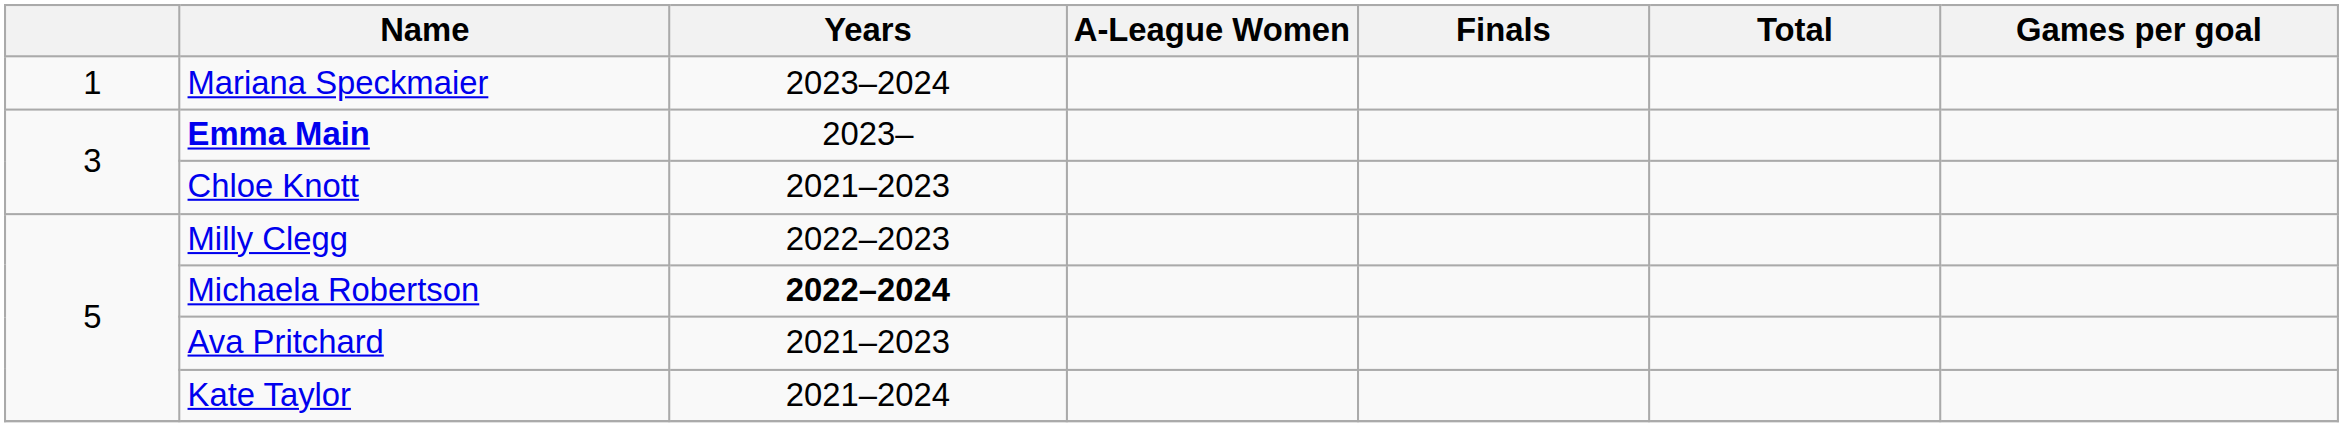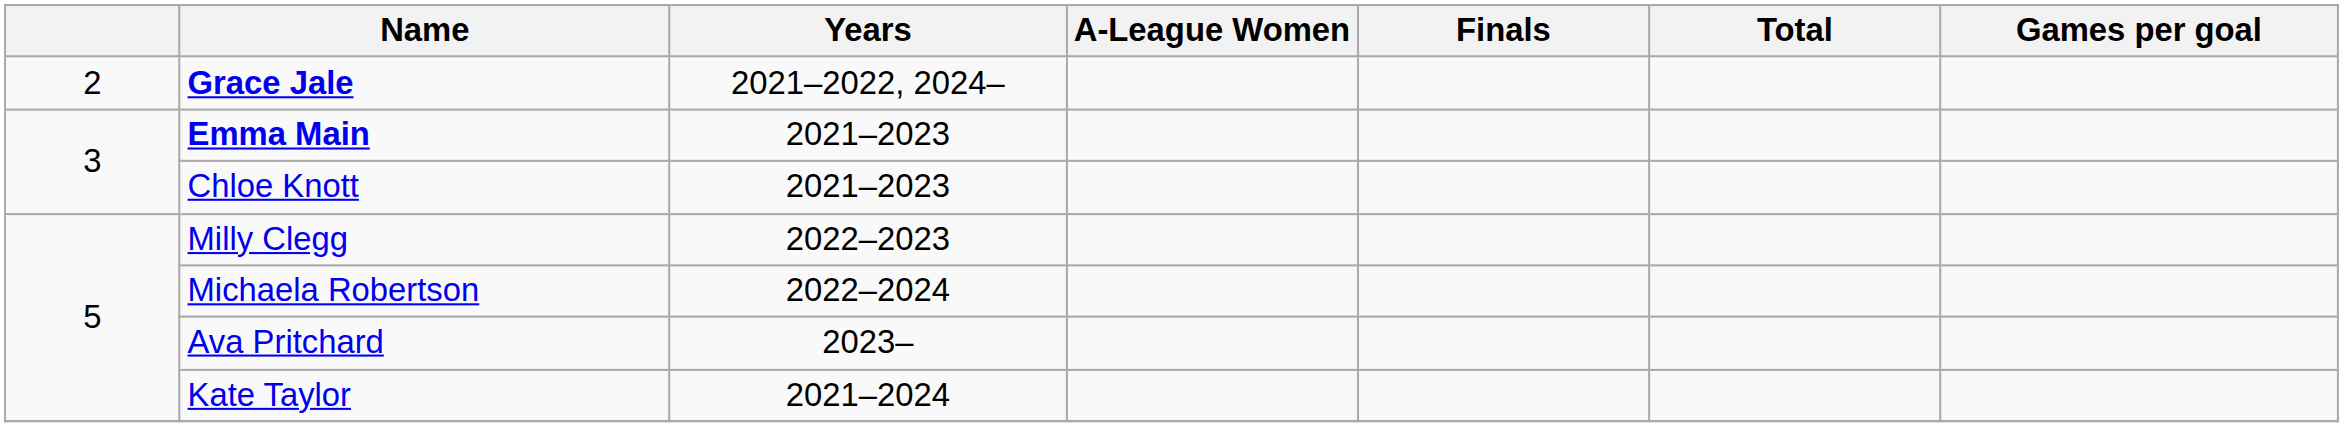- row: (338, 82)
+ row: (271, 82)
(868, 134) 2023– -> (868, 134) 2021–2023
(868, 290) bold -> (868, 290) normal
(868, 342) 2021–2023 -> (868, 342) 2023–
